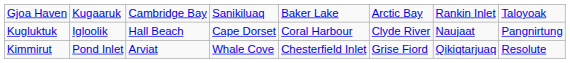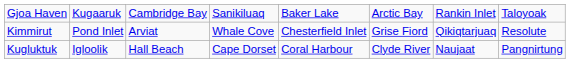rows swapped: (32, 31) <-> (29, 49)
